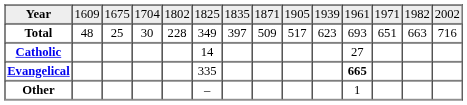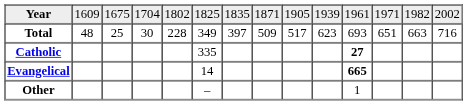(207, 52) 14 -> (207, 52) 335
(357, 52) normal -> (357, 52) bold
(207, 71) 335 -> (207, 71) 14
